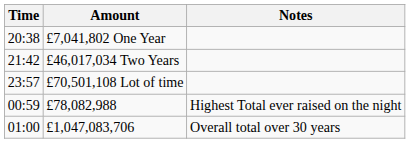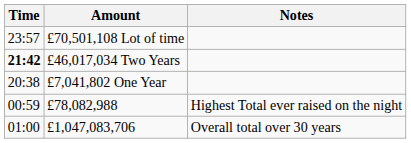rows swapped: (106, 37) <-> (115, 82)
(24, 60) normal -> (24, 60) bold
